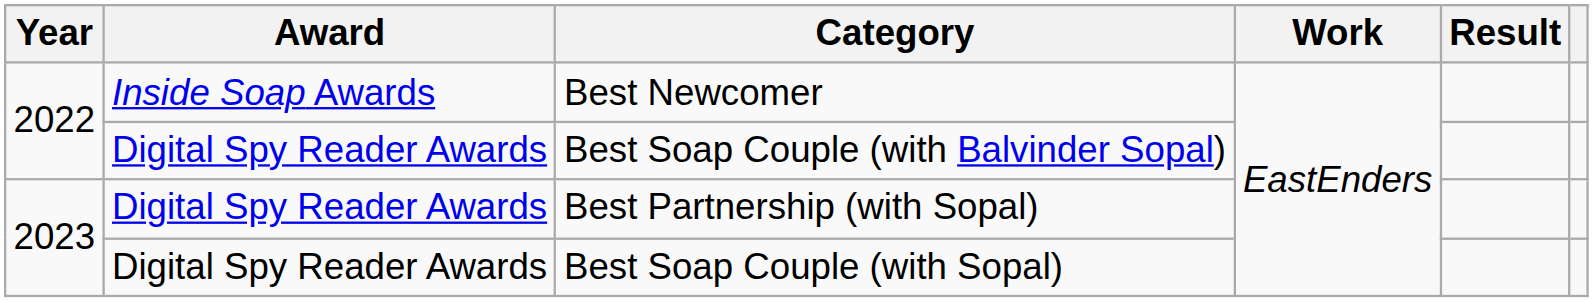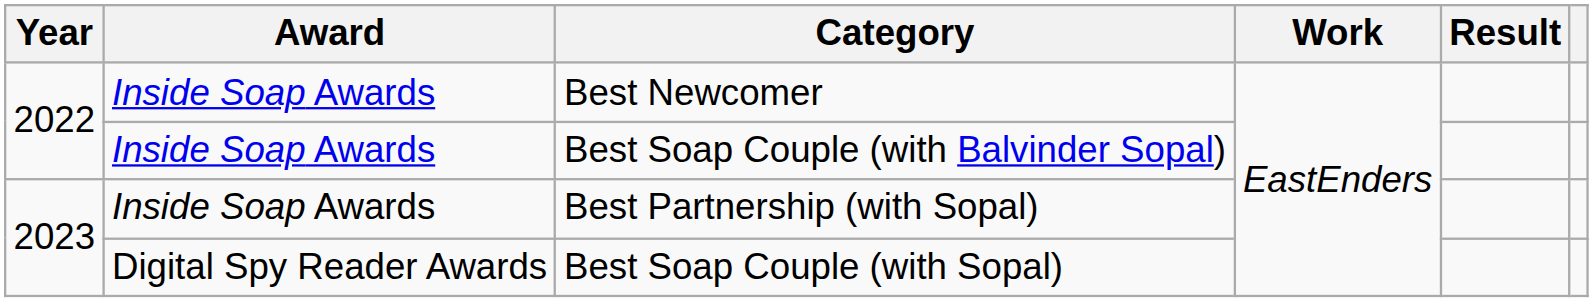(330, 149) Digital Spy Reader Awards -> (274, 149) Inside Soap Awards
(330, 207) Digital Spy Reader Awards -> (274, 207) Inside Soap Awards
